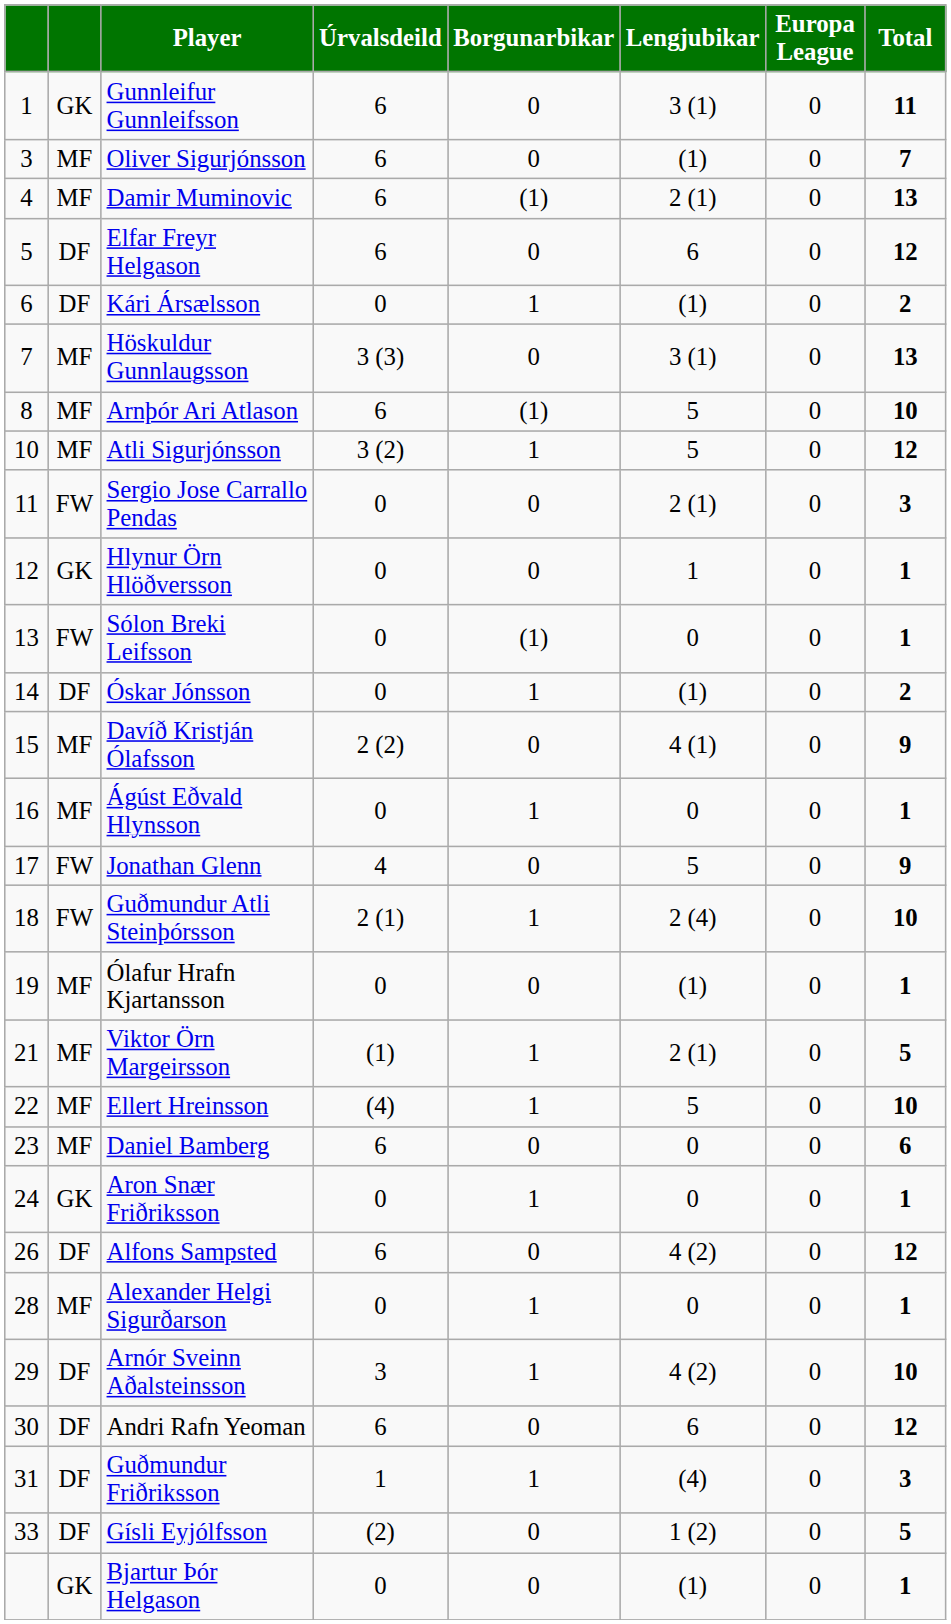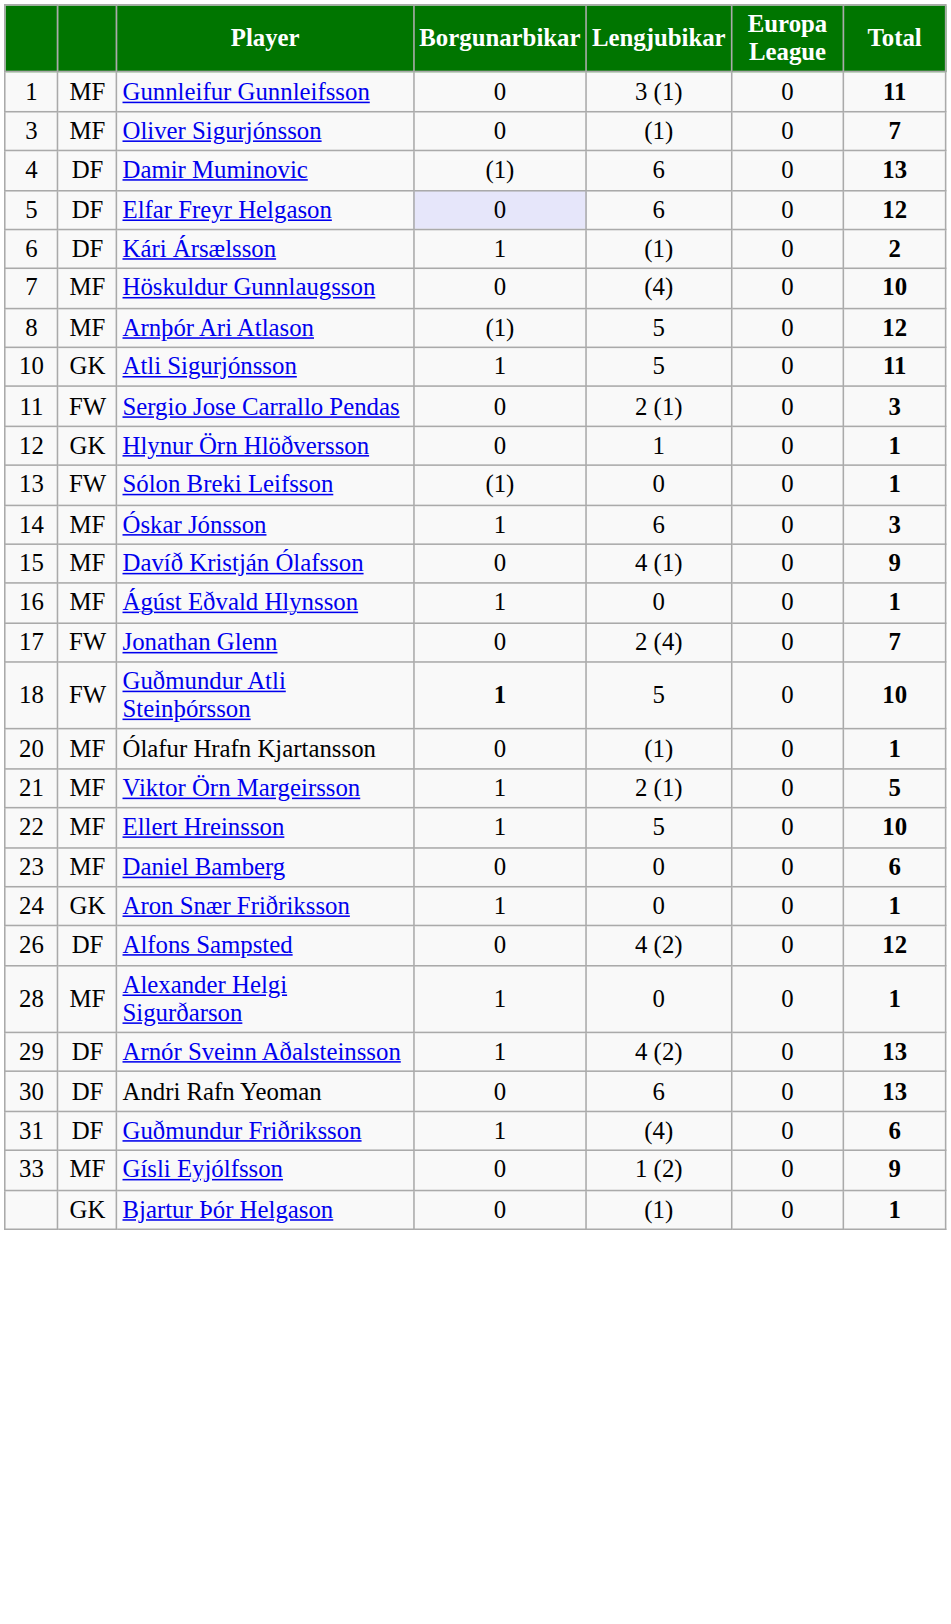- column: (380, 38)
(74, 105) GK -> (87, 91) MF
(74, 197) MF -> (87, 170) DF
(693, 197) 2 (1) -> (659, 170) 6
(534, 251) no background -> (500, 209) lavender background
(693, 357) 3 (1) -> (659, 288) (4)
(905, 357) 13 -> (895, 288) 10
(905, 411) 10 -> (895, 327) 12
(74, 450) MF -> (87, 366) GK
(905, 450) 12 -> (895, 366) 11
(74, 691) DF -> (87, 524) MF
(693, 691) (1) -> (659, 524) 6
(905, 691) 2 -> (895, 524) 3
(693, 865) 5 -> (659, 642) 2 (4)
(905, 865) 9 -> (895, 642) 7
(534, 918) normal -> (500, 695) bold
(693, 918) 2 (4) -> (659, 695) 5
(26, 985) 19 -> (31, 748) 20
(905, 1372) 10 -> (895, 1051) 13
(905, 1425) 12 -> (895, 1091) 13
(905, 1479) 3 -> (895, 1130) 6
(74, 1532) DF -> (87, 1169) MF
(905, 1532) 5 -> (895, 1169) 9
